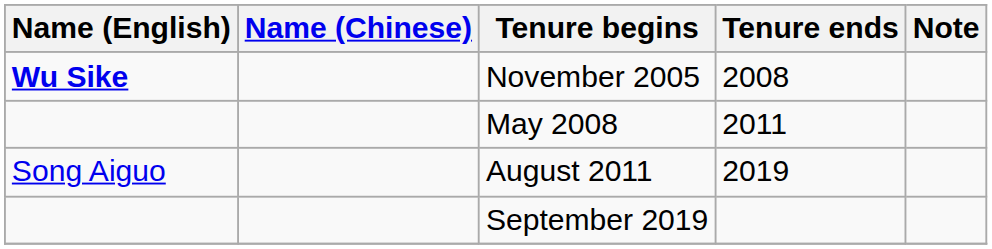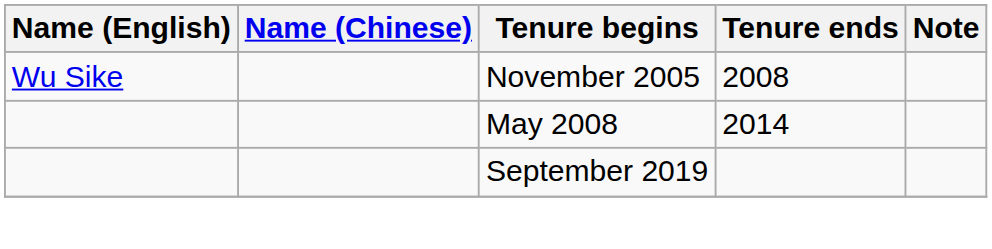(70, 76) bold -> (68, 76) normal
(755, 123) 2011 -> (756, 123) 2014
- row: (569, 171)
